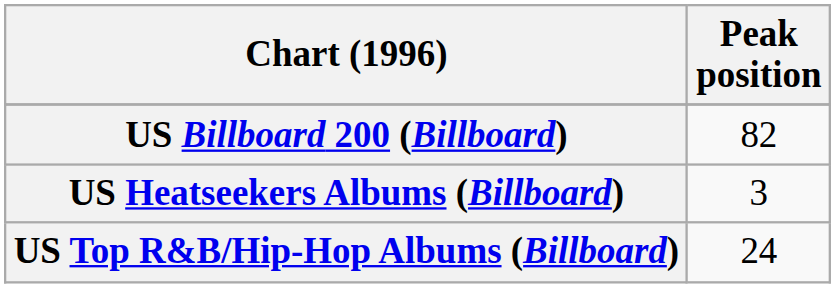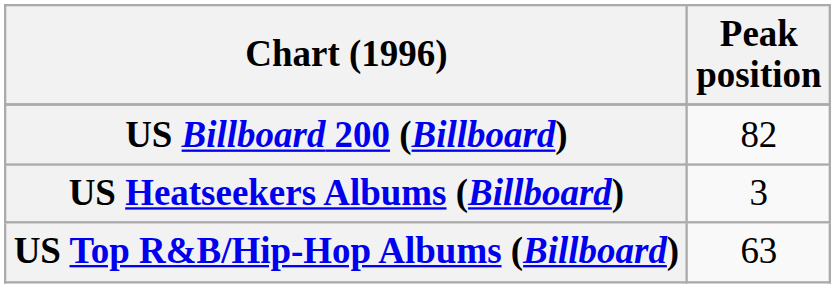(759, 251) 24 -> (759, 251) 63
